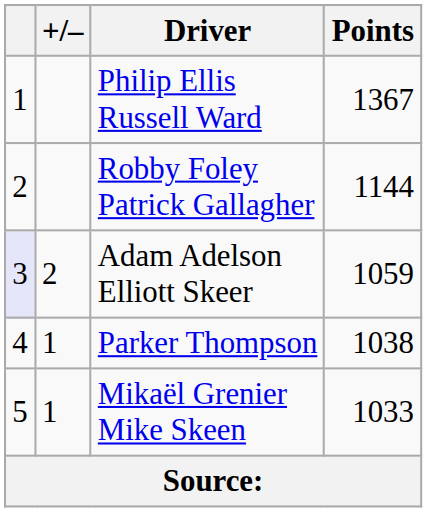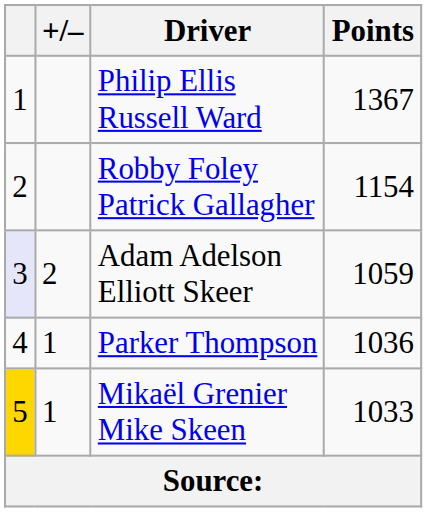(384, 186) 1144 -> (384, 186) 1154
(383, 343) 1038 -> (383, 343) 1036
(20, 412) no background -> (20, 412) gold background
